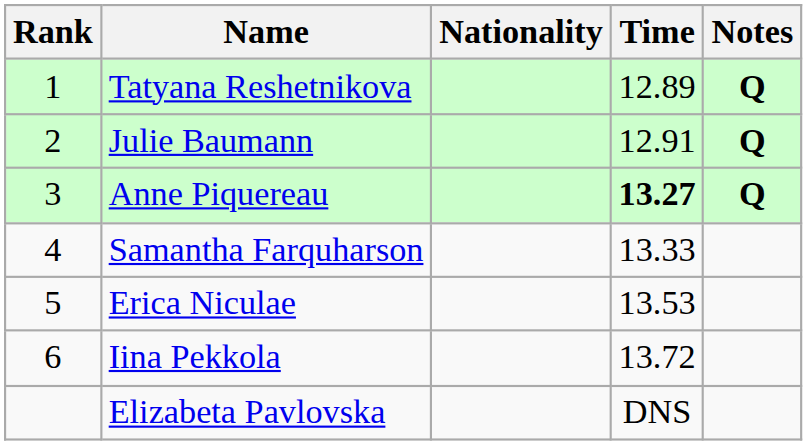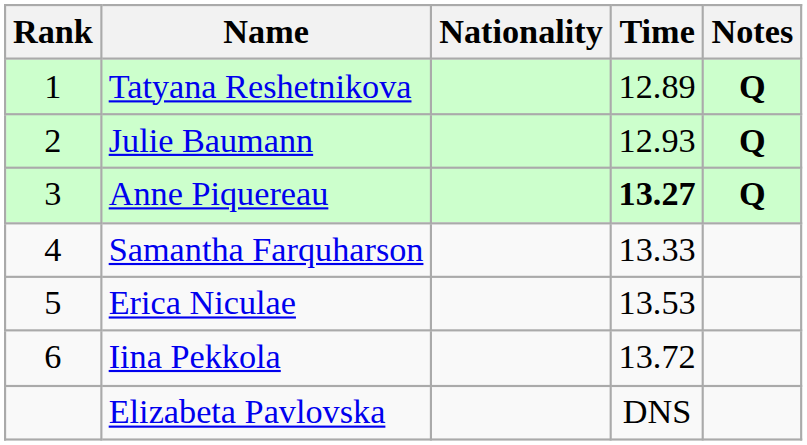(657, 140) 12.91 -> (657, 140) 12.93
